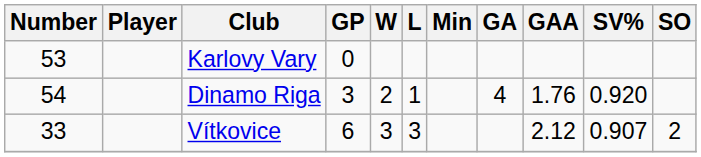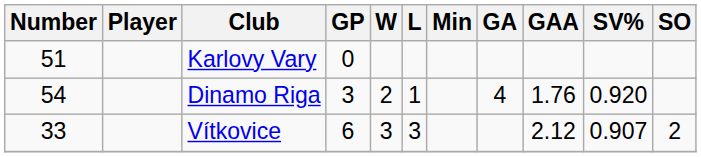(54, 59) 53 -> (54, 59) 51
